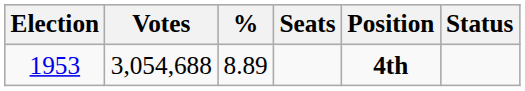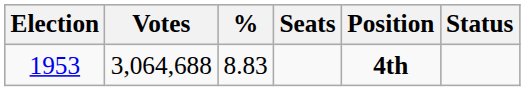(161, 64) 3,054,688 -> (161, 64) 3,064,688
(246, 64) 8.89 -> (246, 64) 8.83
